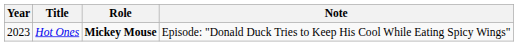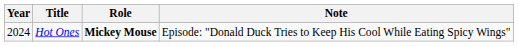(19, 31) 2023 -> (19, 31) 2024
